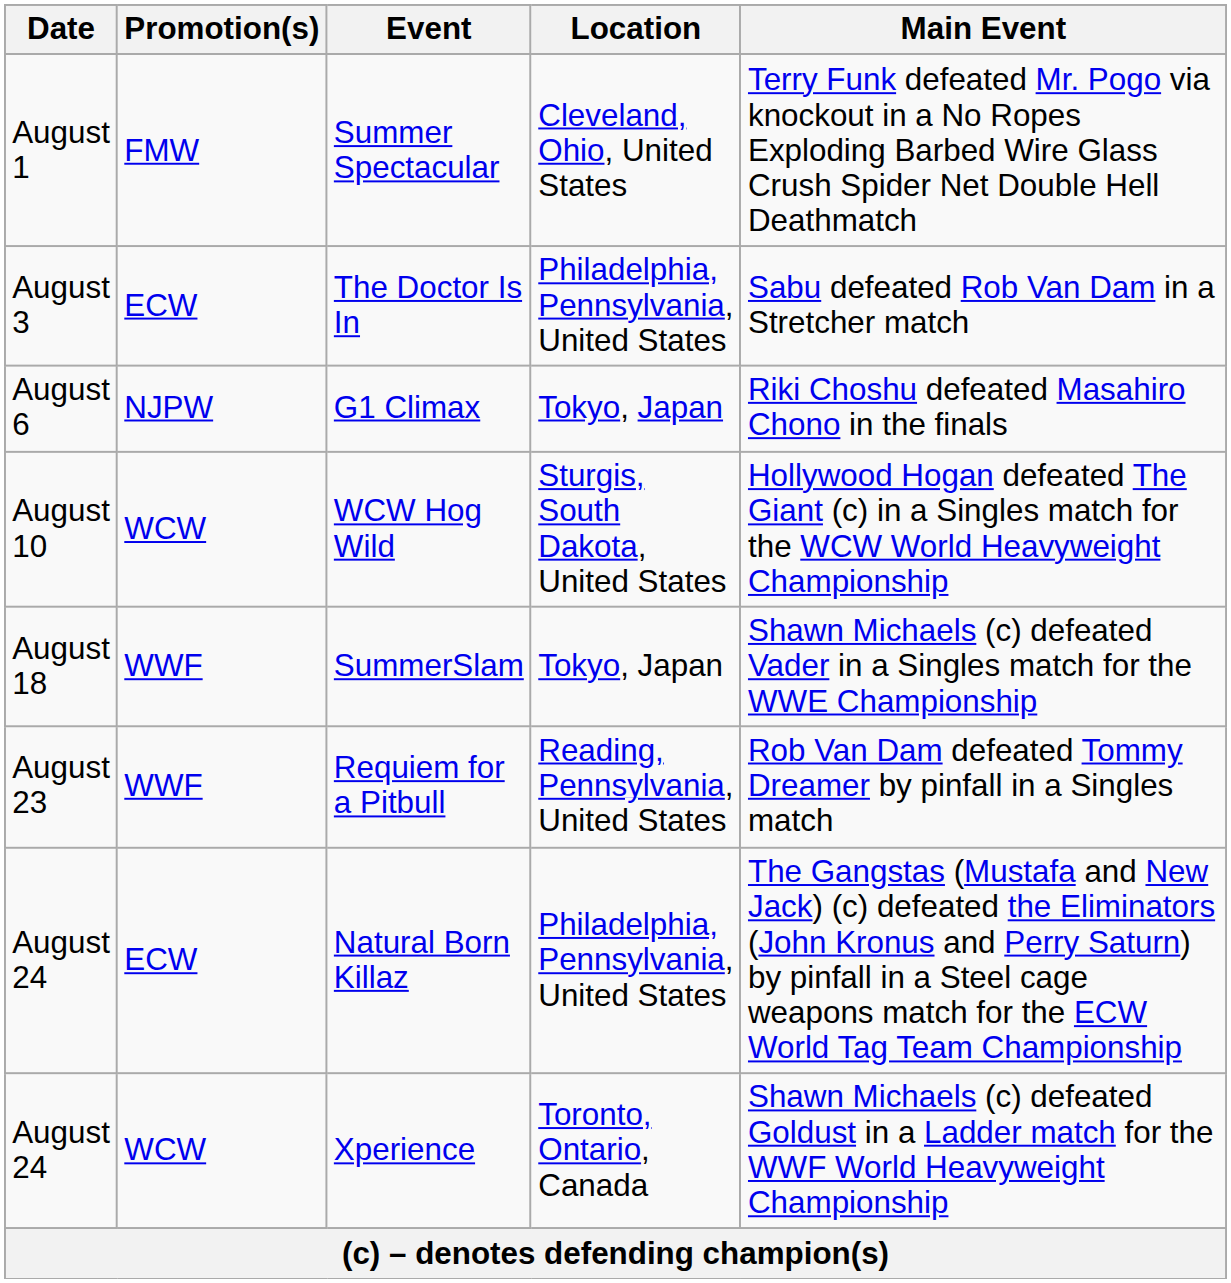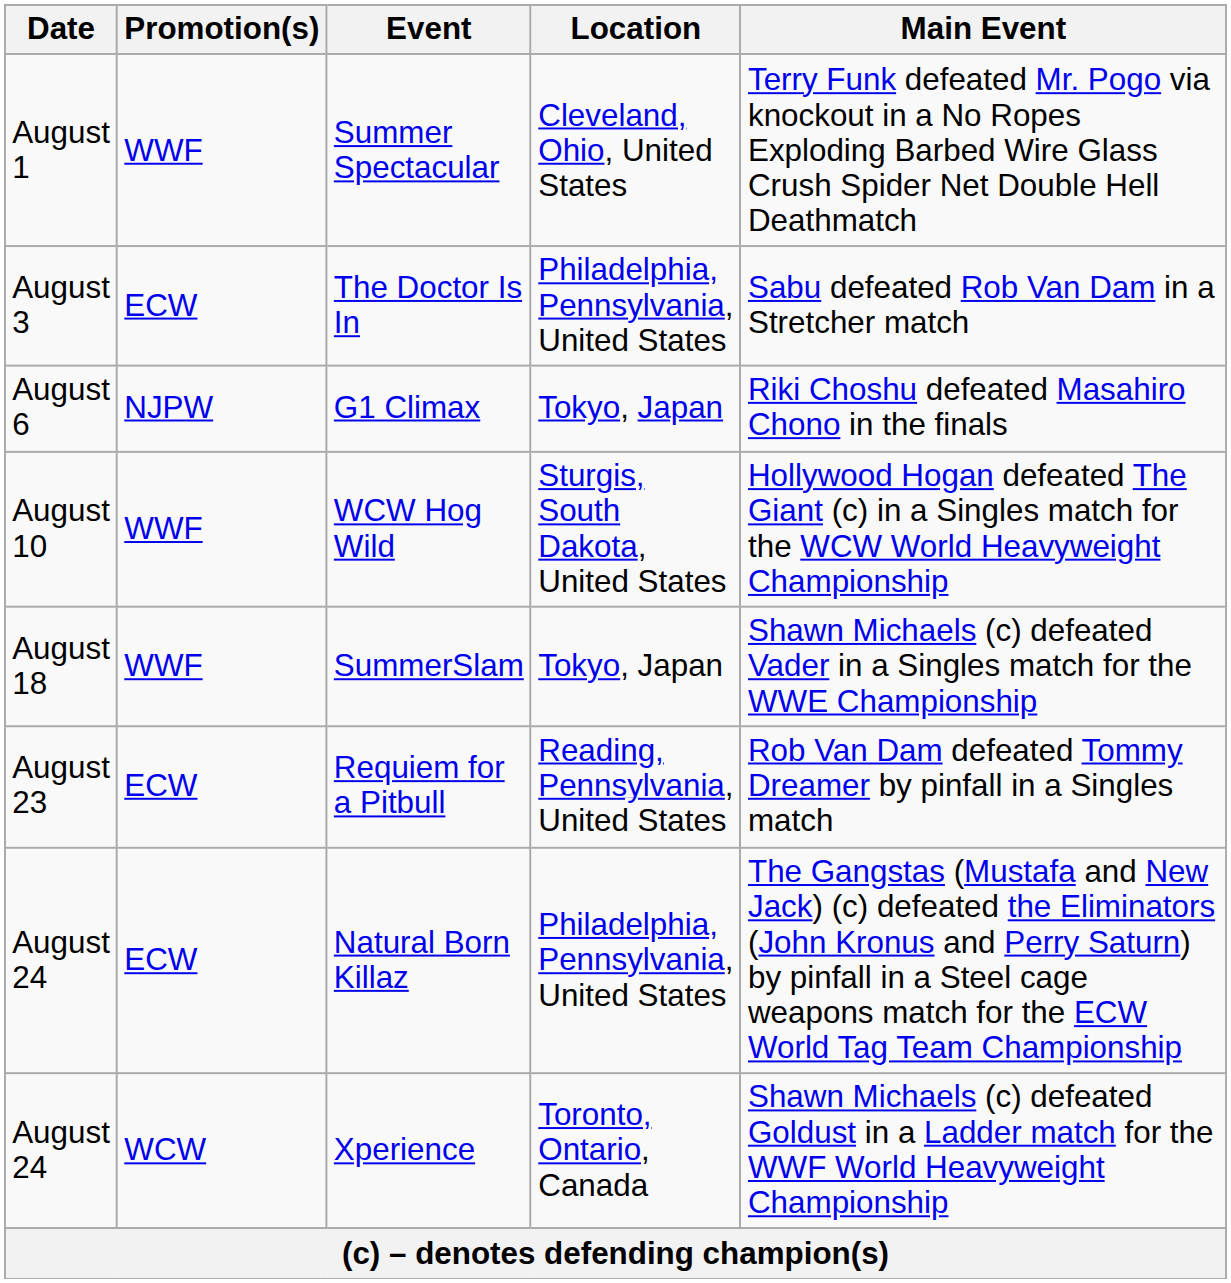(162, 149) FMW -> (163, 149) WWF
(165, 528) WCW -> (163, 528) WWF
(163, 786) WWF -> (161, 786) ECW
